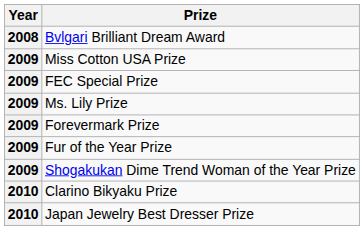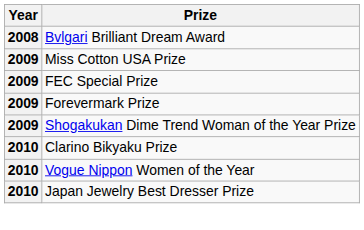- row: (86, 103)
- row: (108, 147)
+ row: (150, 170)
